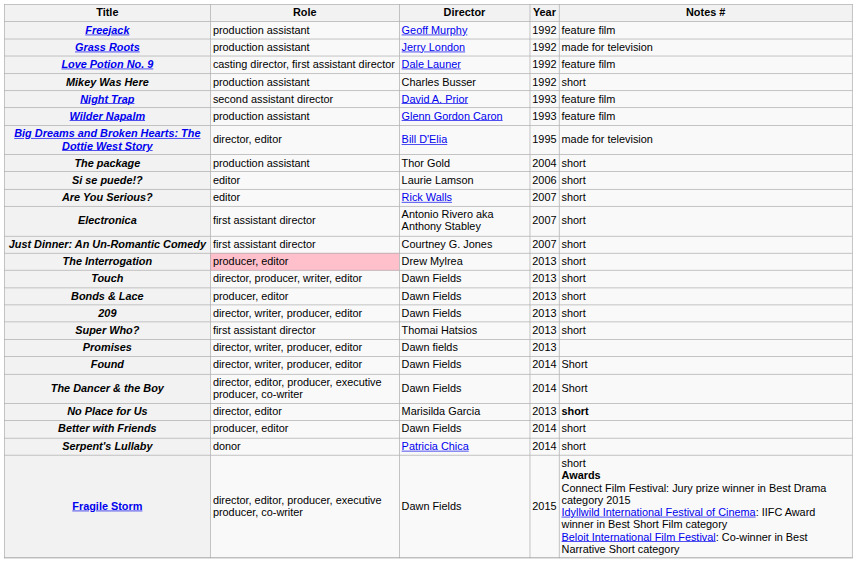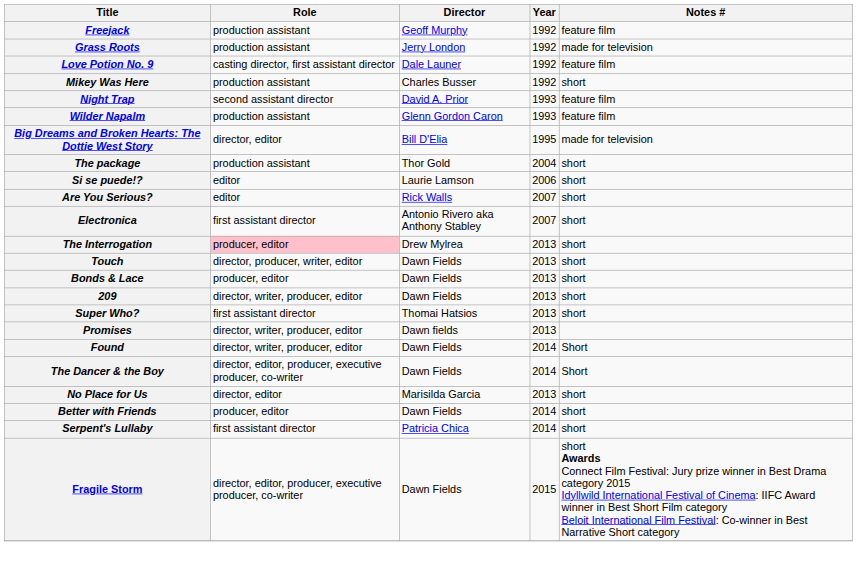- row: (107, 244)
(575, 412) bold -> (574, 394) normal
(227, 446) donor -> (264, 429) first assistant director
